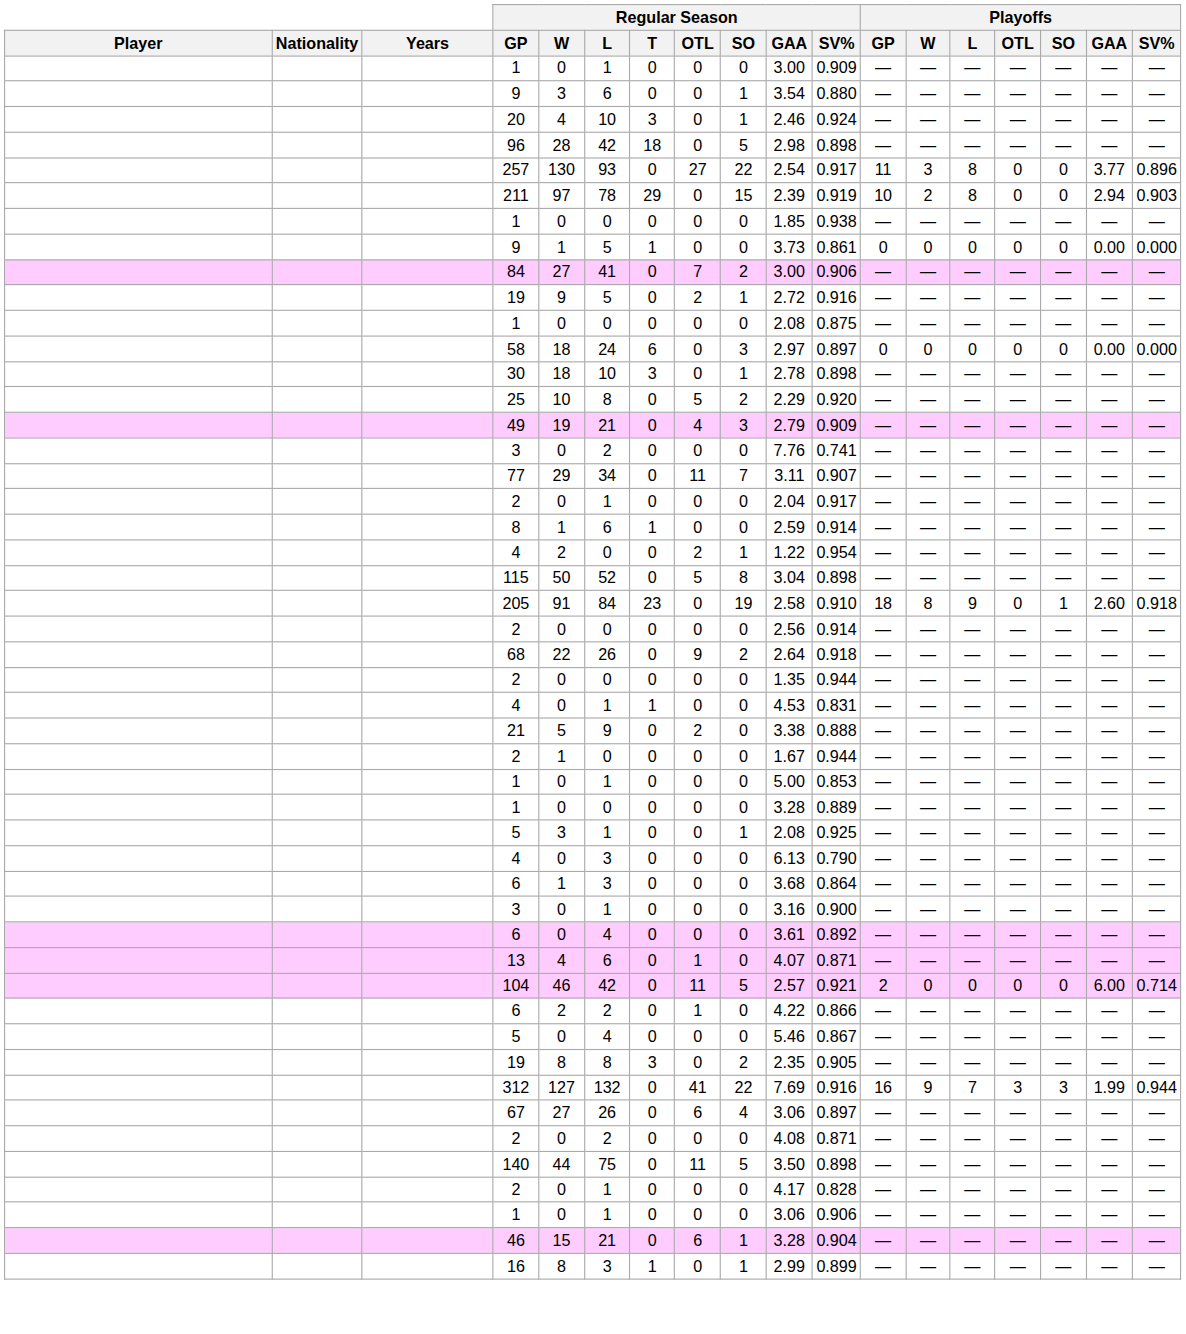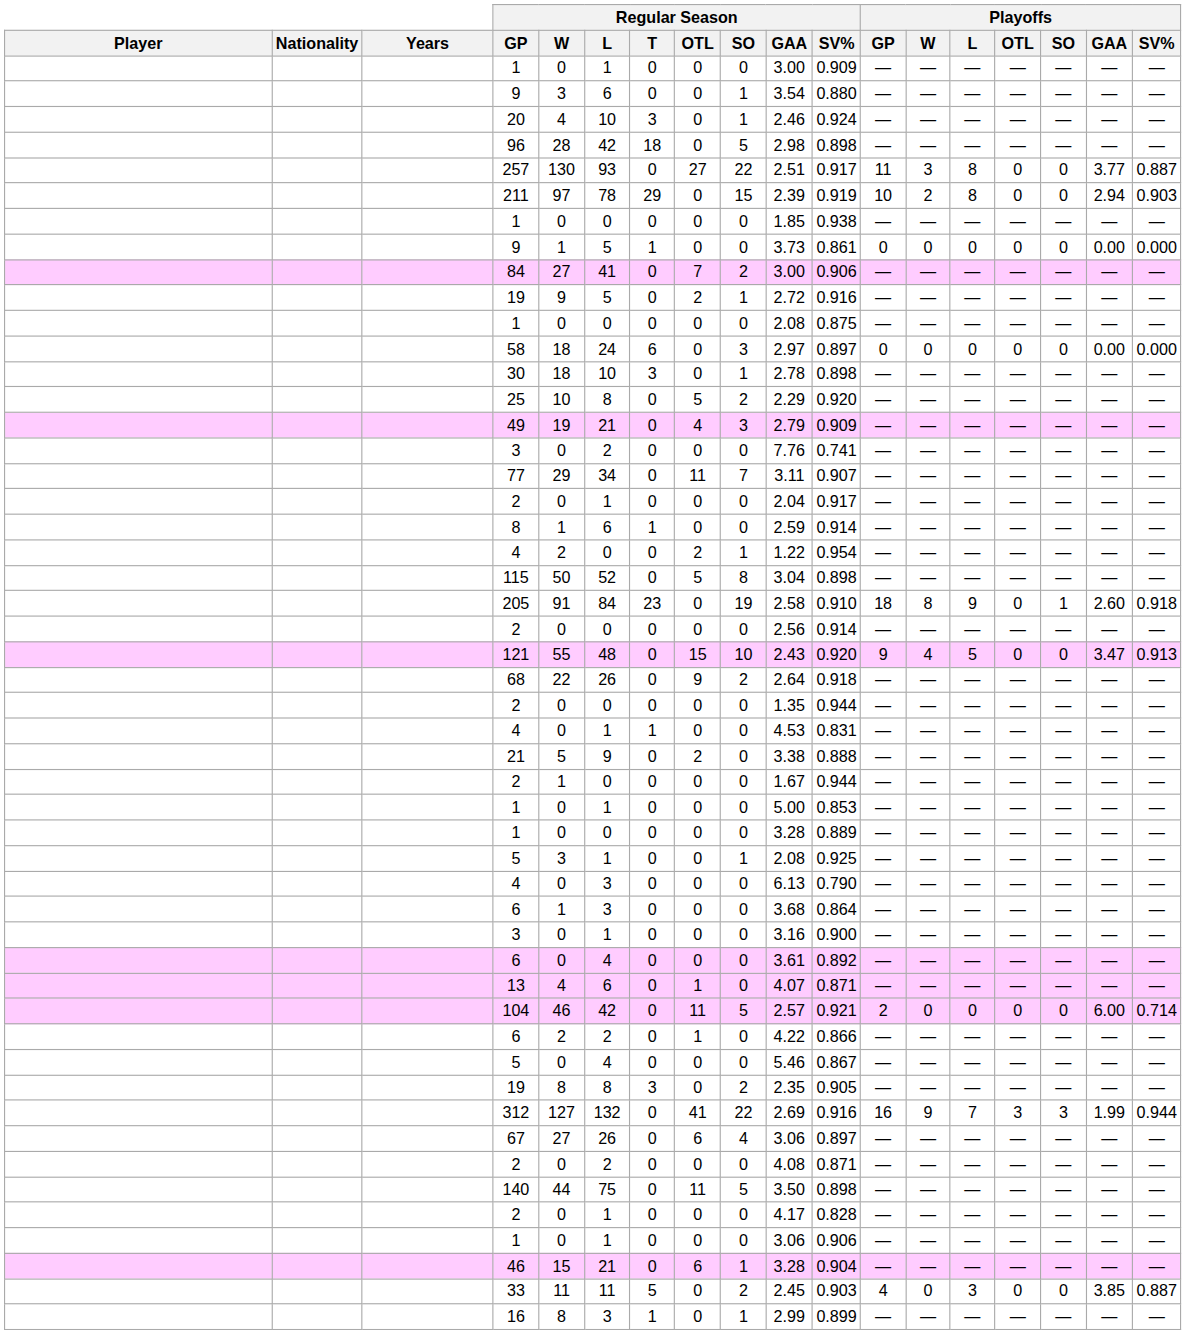(789, 171) 2.54 -> (789, 171) 2.51
(1157, 171) 0.896 -> (1157, 171) 0.887
+ row: (138, 655)
(789, 1088) 7.69 -> (789, 1113) 2.69
+ row: (138, 1292)
